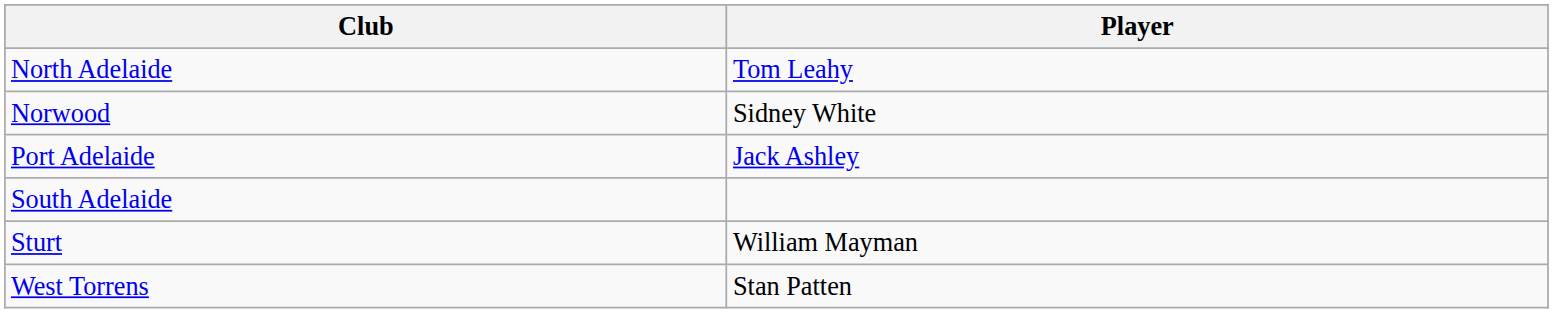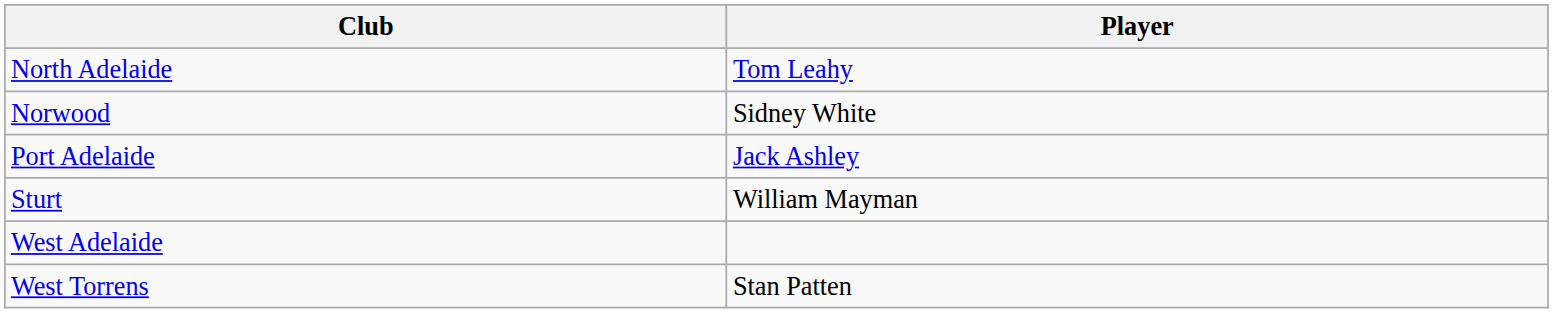- row: (92, 199)
+ row: (87, 243)
